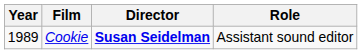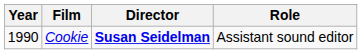(23, 37) 1989 -> (23, 37) 1990
